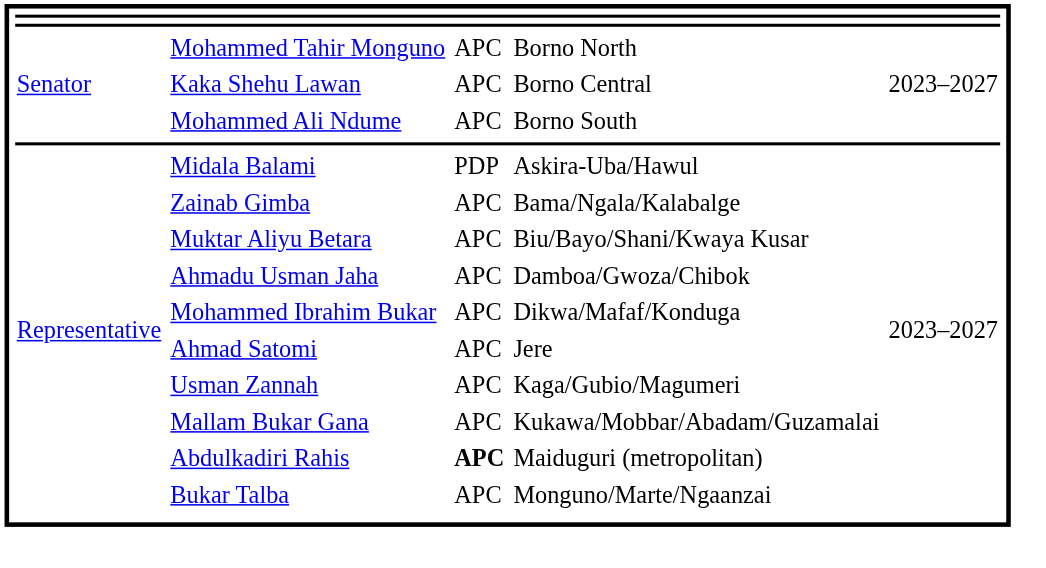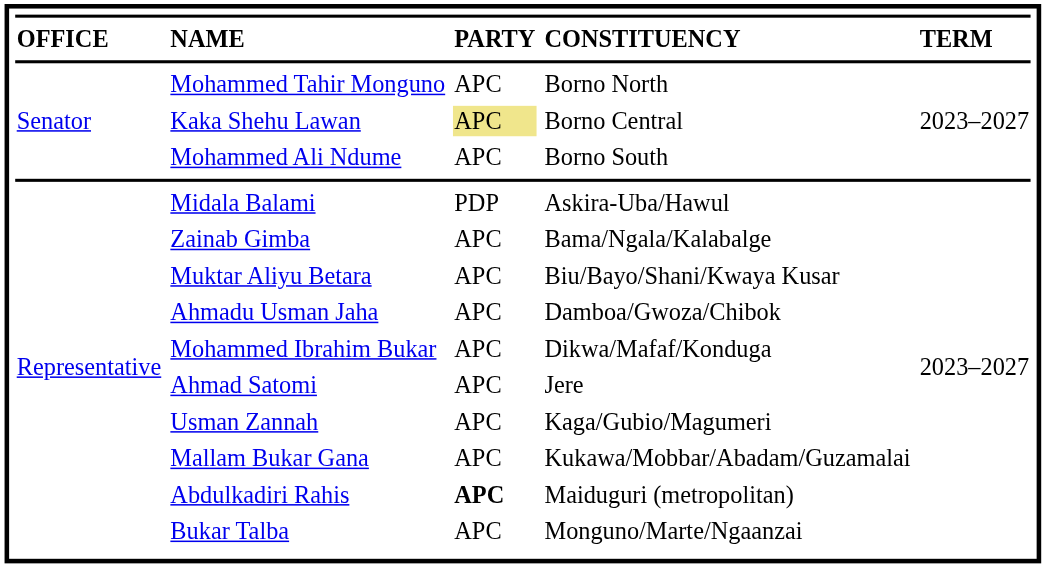+ row: (208, 38)
(478, 84) no background -> (478, 120) khaki background
